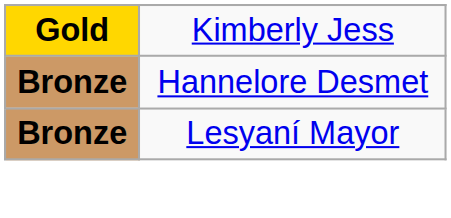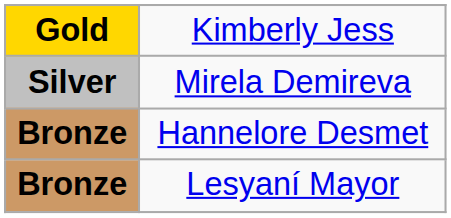+ row: (293, 81)
